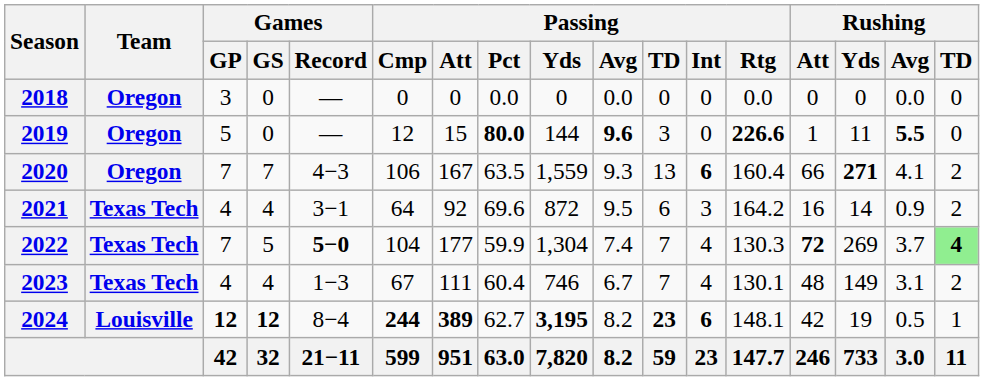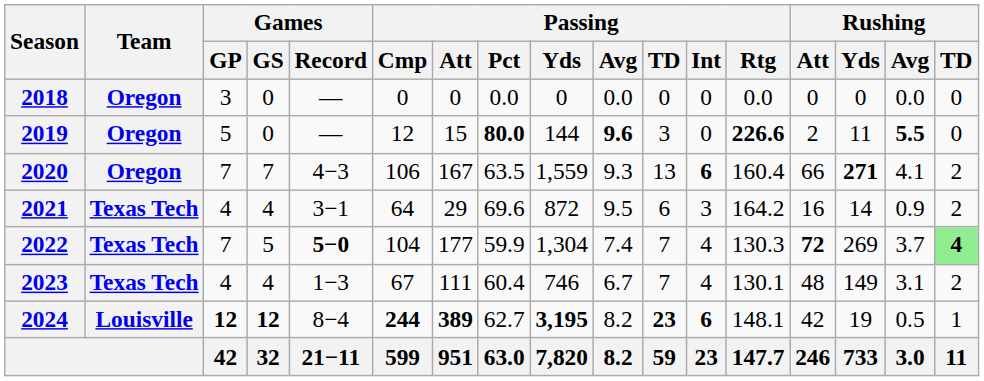(813, 134) 1 -> (813, 134) 2
(455, 208) 92 -> (455, 208) 29
